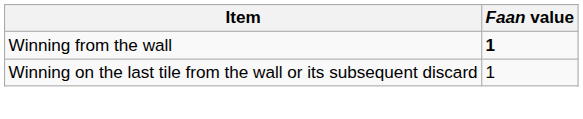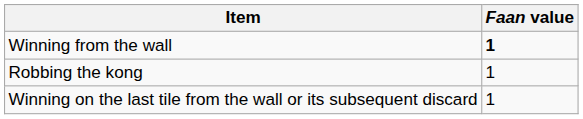+ row: (76, 72)
